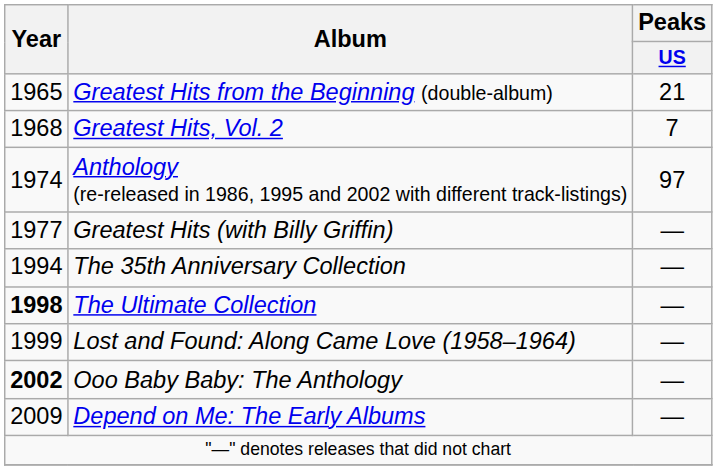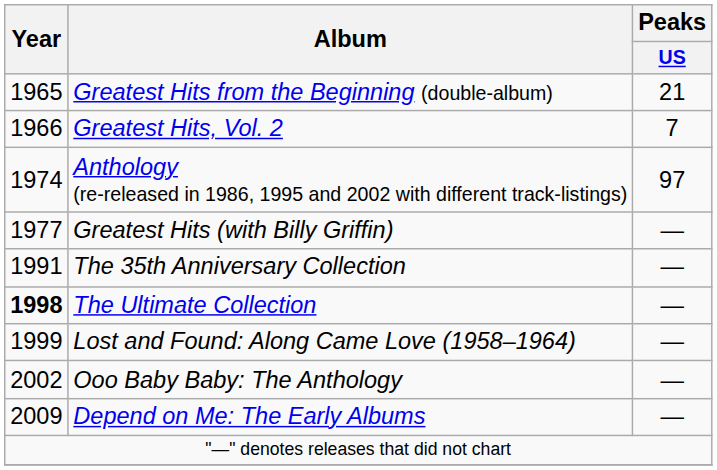(36, 129) 1968 -> (36, 129) 1966
(36, 267) 1994 -> (36, 267) 1991
(36, 379) bold -> (36, 379) normal
